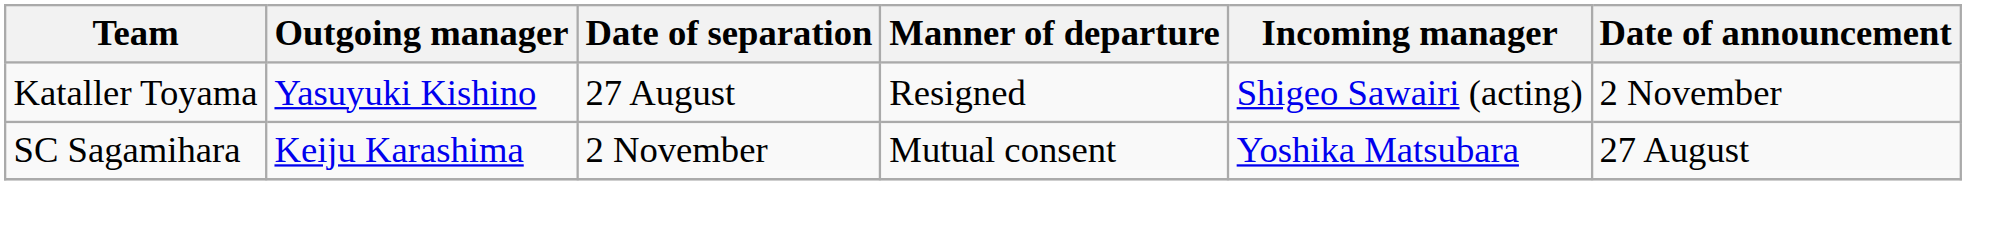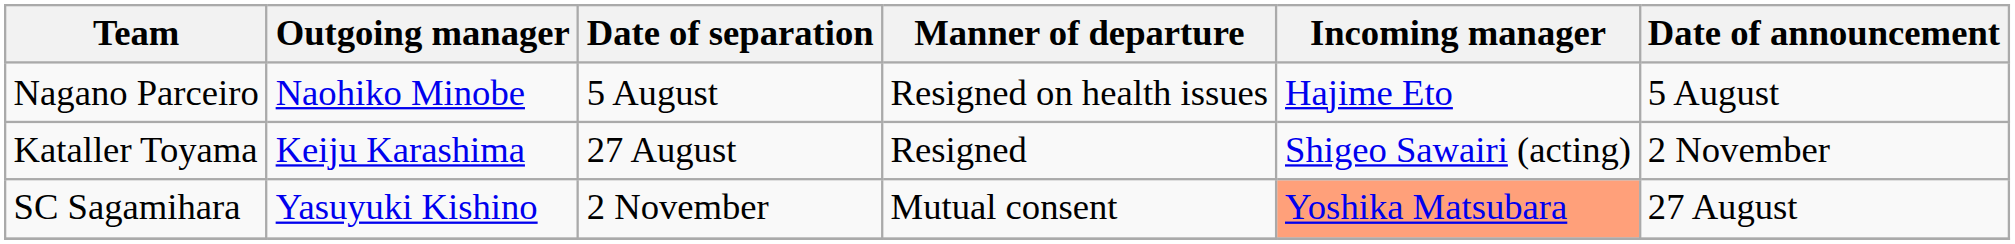+ row: (136, 91)
(405, 91) Yasuyuki Kishino -> (400, 149) Keiju Karashima
(399, 149) Keiju Karashima -> (407, 207) Yasuyuki Kishino
(1378, 149) no background -> (1426, 207) lightsalmon background
